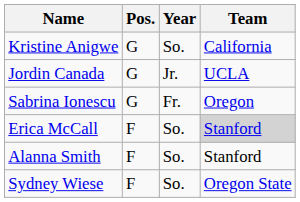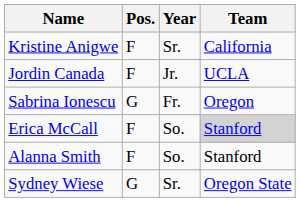(132, 45) G -> (131, 45) F
(174, 45) So. -> (172, 45) Sr.
(132, 73) G -> (131, 73) F
(131, 183) F -> (132, 183) G
(174, 183) So. -> (172, 183) Sr.
